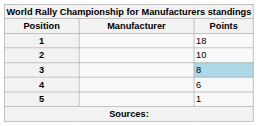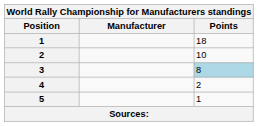(199, 84) 6 -> (199, 84) 2
